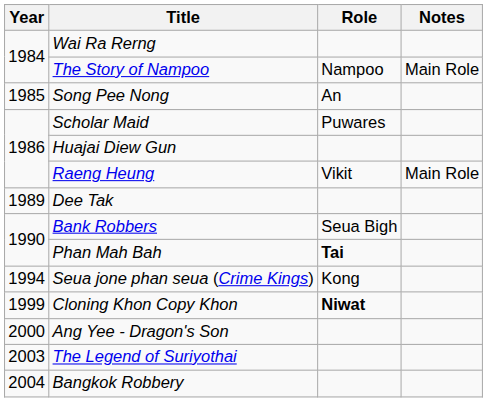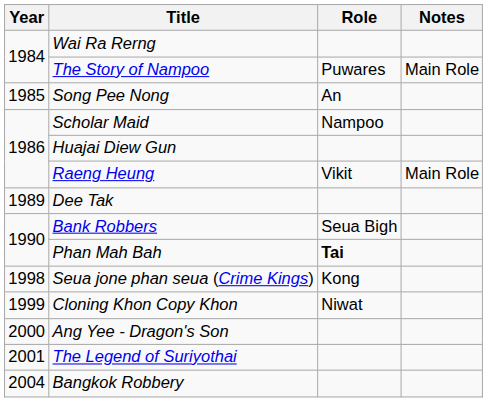(352, 69) Nampoo -> (353, 69) Puwares
(353, 122) Puwares -> (352, 122) Nampoo
(27, 278) 1994 -> (27, 278) 1998
(343, 305) bold -> (342, 305) normal
(27, 357) 2003 -> (27, 357) 2001
